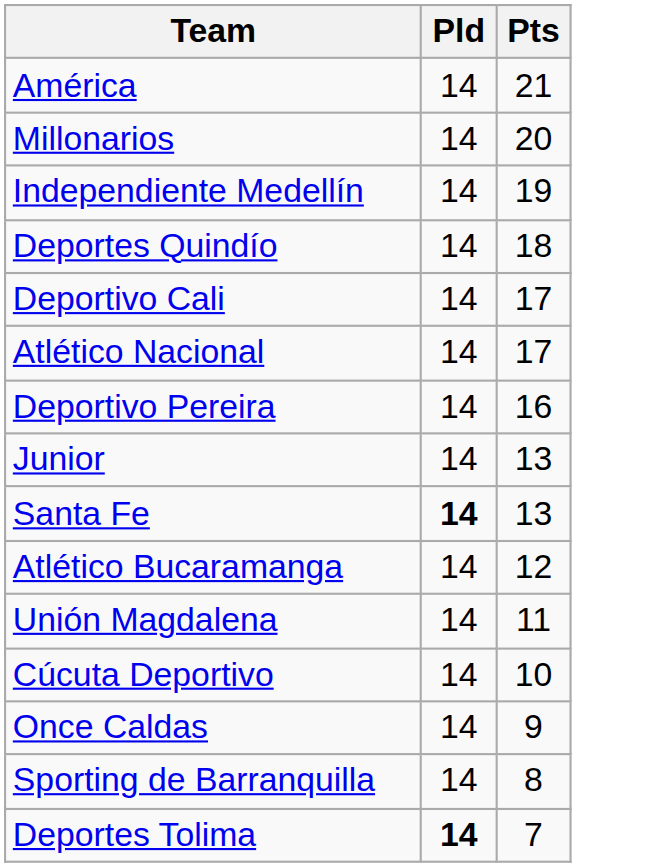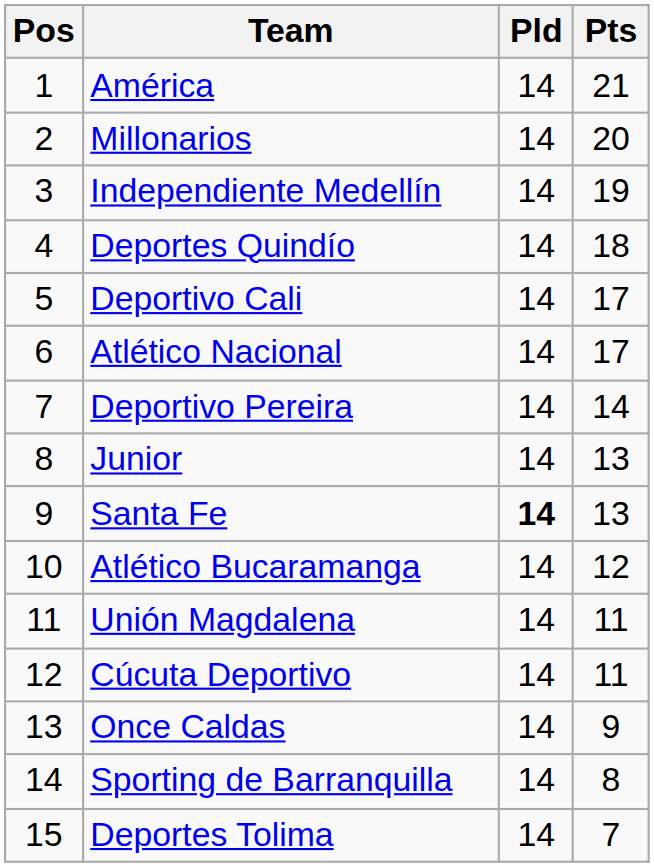+ column: (44, 31)
(533, 406) 16 -> (611, 406) 14
(533, 673) 10 -> (611, 673) 11
(459, 834) bold -> (536, 834) normal
